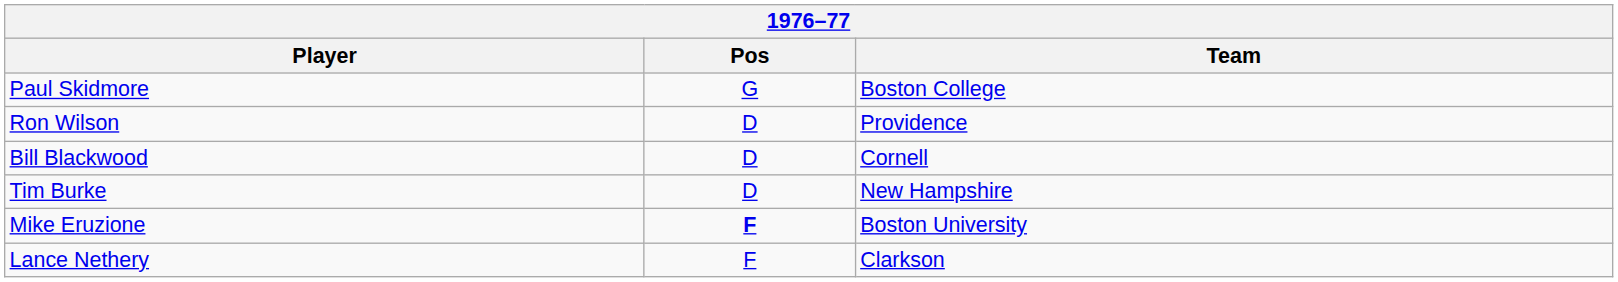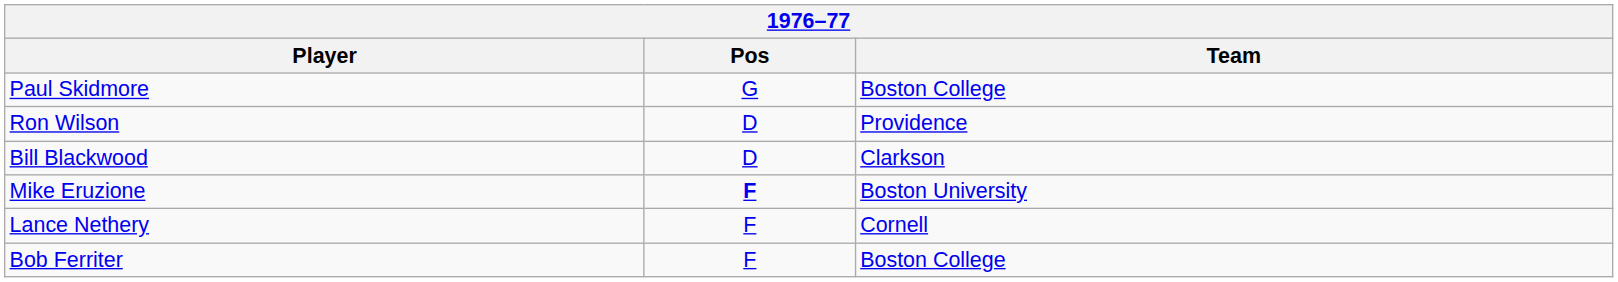(894, 157) Cornell -> (903, 157) Clarkson
- row: (58, 191)
(903, 259) Clarkson -> (894, 225) Cornell
+ row: (66, 259)
